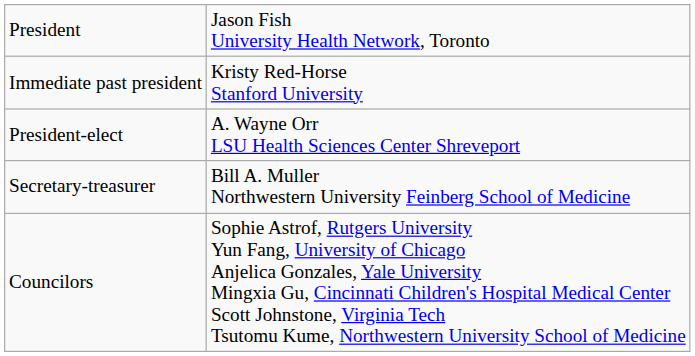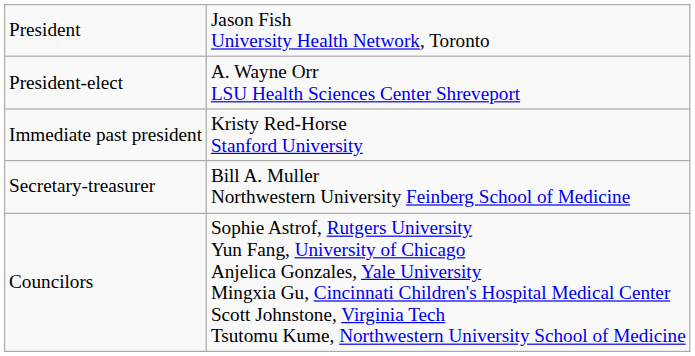rows swapped: (66, 134) <-> (106, 82)
